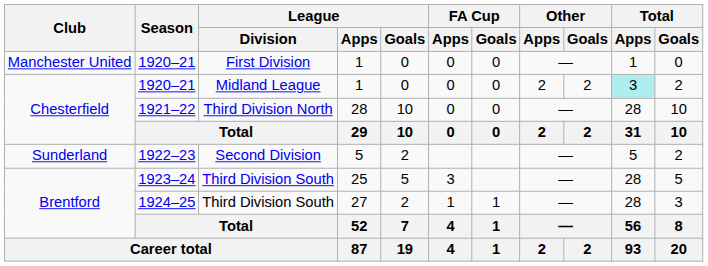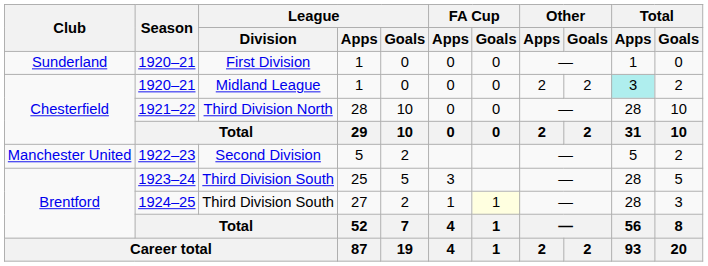(70, 62) Manchester United -> (70, 62) Sunderland
(70, 156) Sunderland -> (70, 156) Manchester United
(496, 202) no background -> (496, 202) lightyellow background
